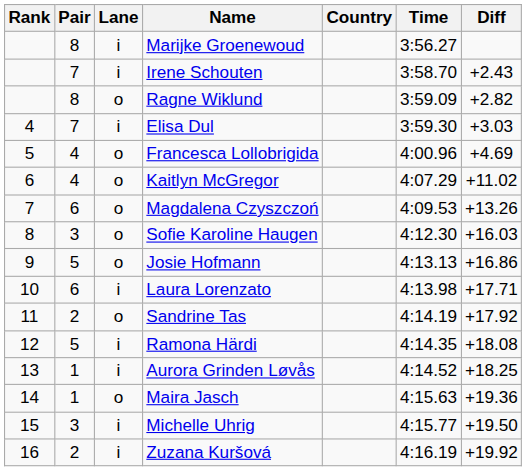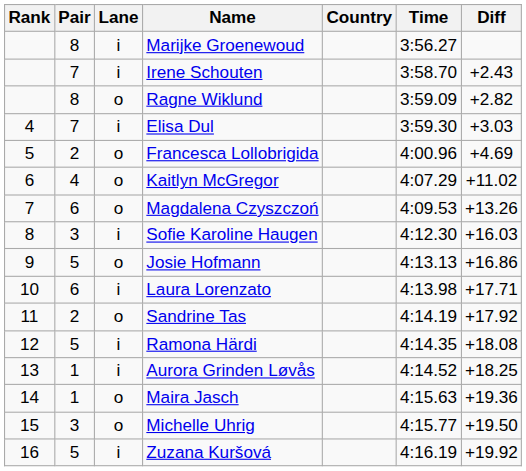(74, 153) 4 -> (74, 153) 2
(118, 235) o -> (118, 235) i
(118, 425) i -> (118, 425) o
(74, 452) 2 -> (74, 452) 5
